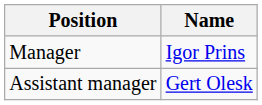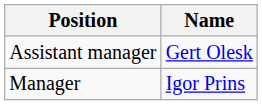rows swapped: (45, 52) <-> (83, 83)
